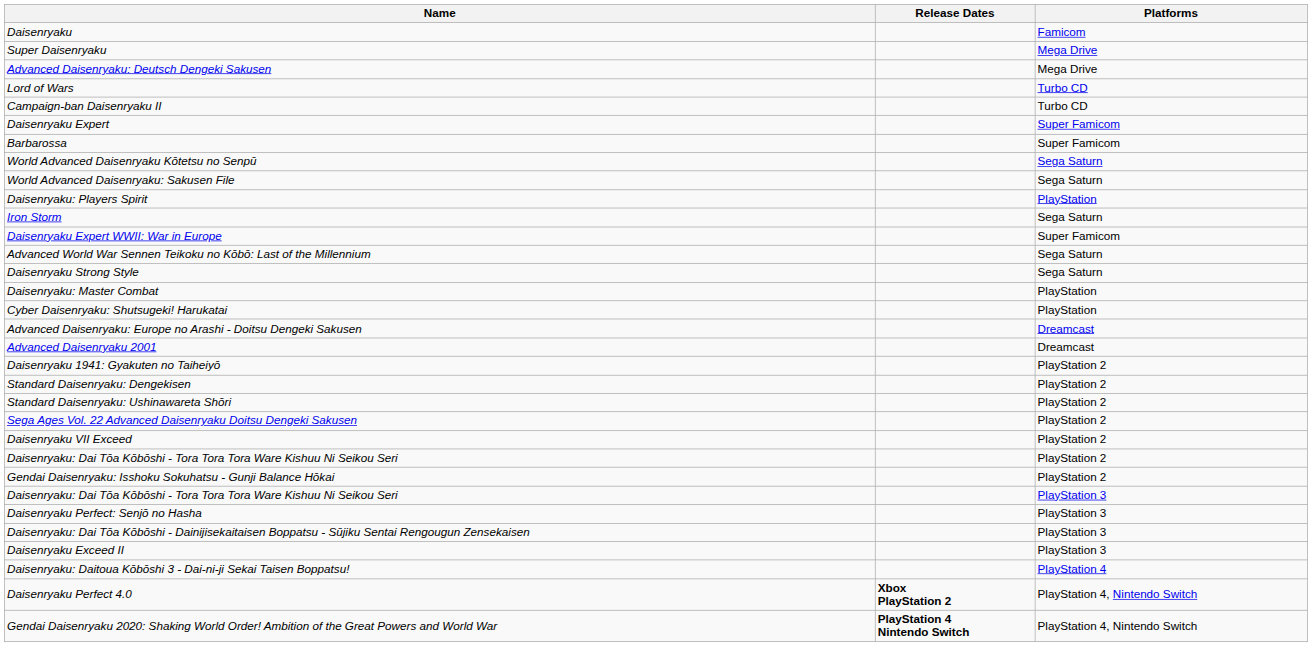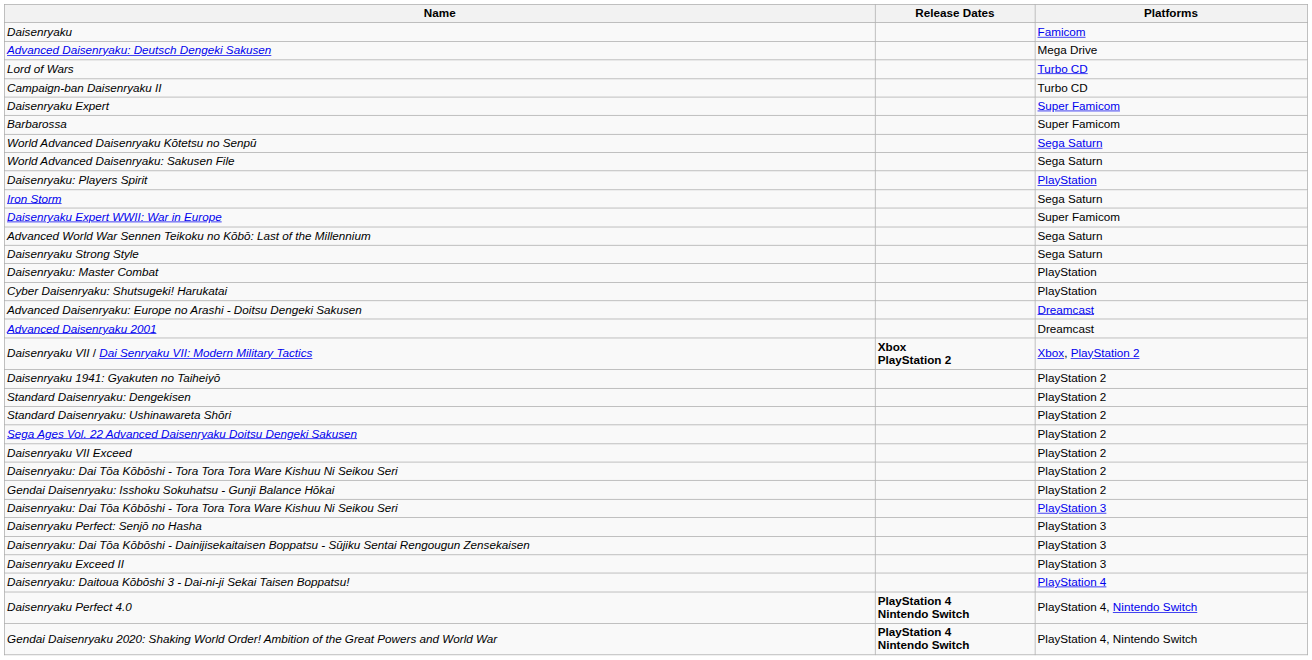- row: (57, 50)
+ row: (160, 353)
(914, 594) Xbox PlayStation 2 -> (924, 607) PlayStation 4 Nintendo Switch
